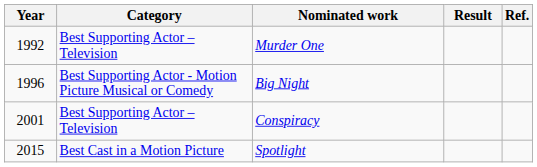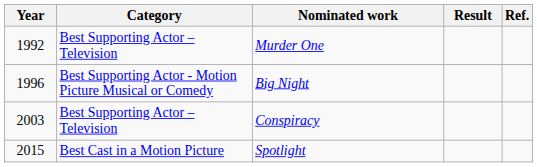(30, 120) 2001 -> (30, 120) 2003
